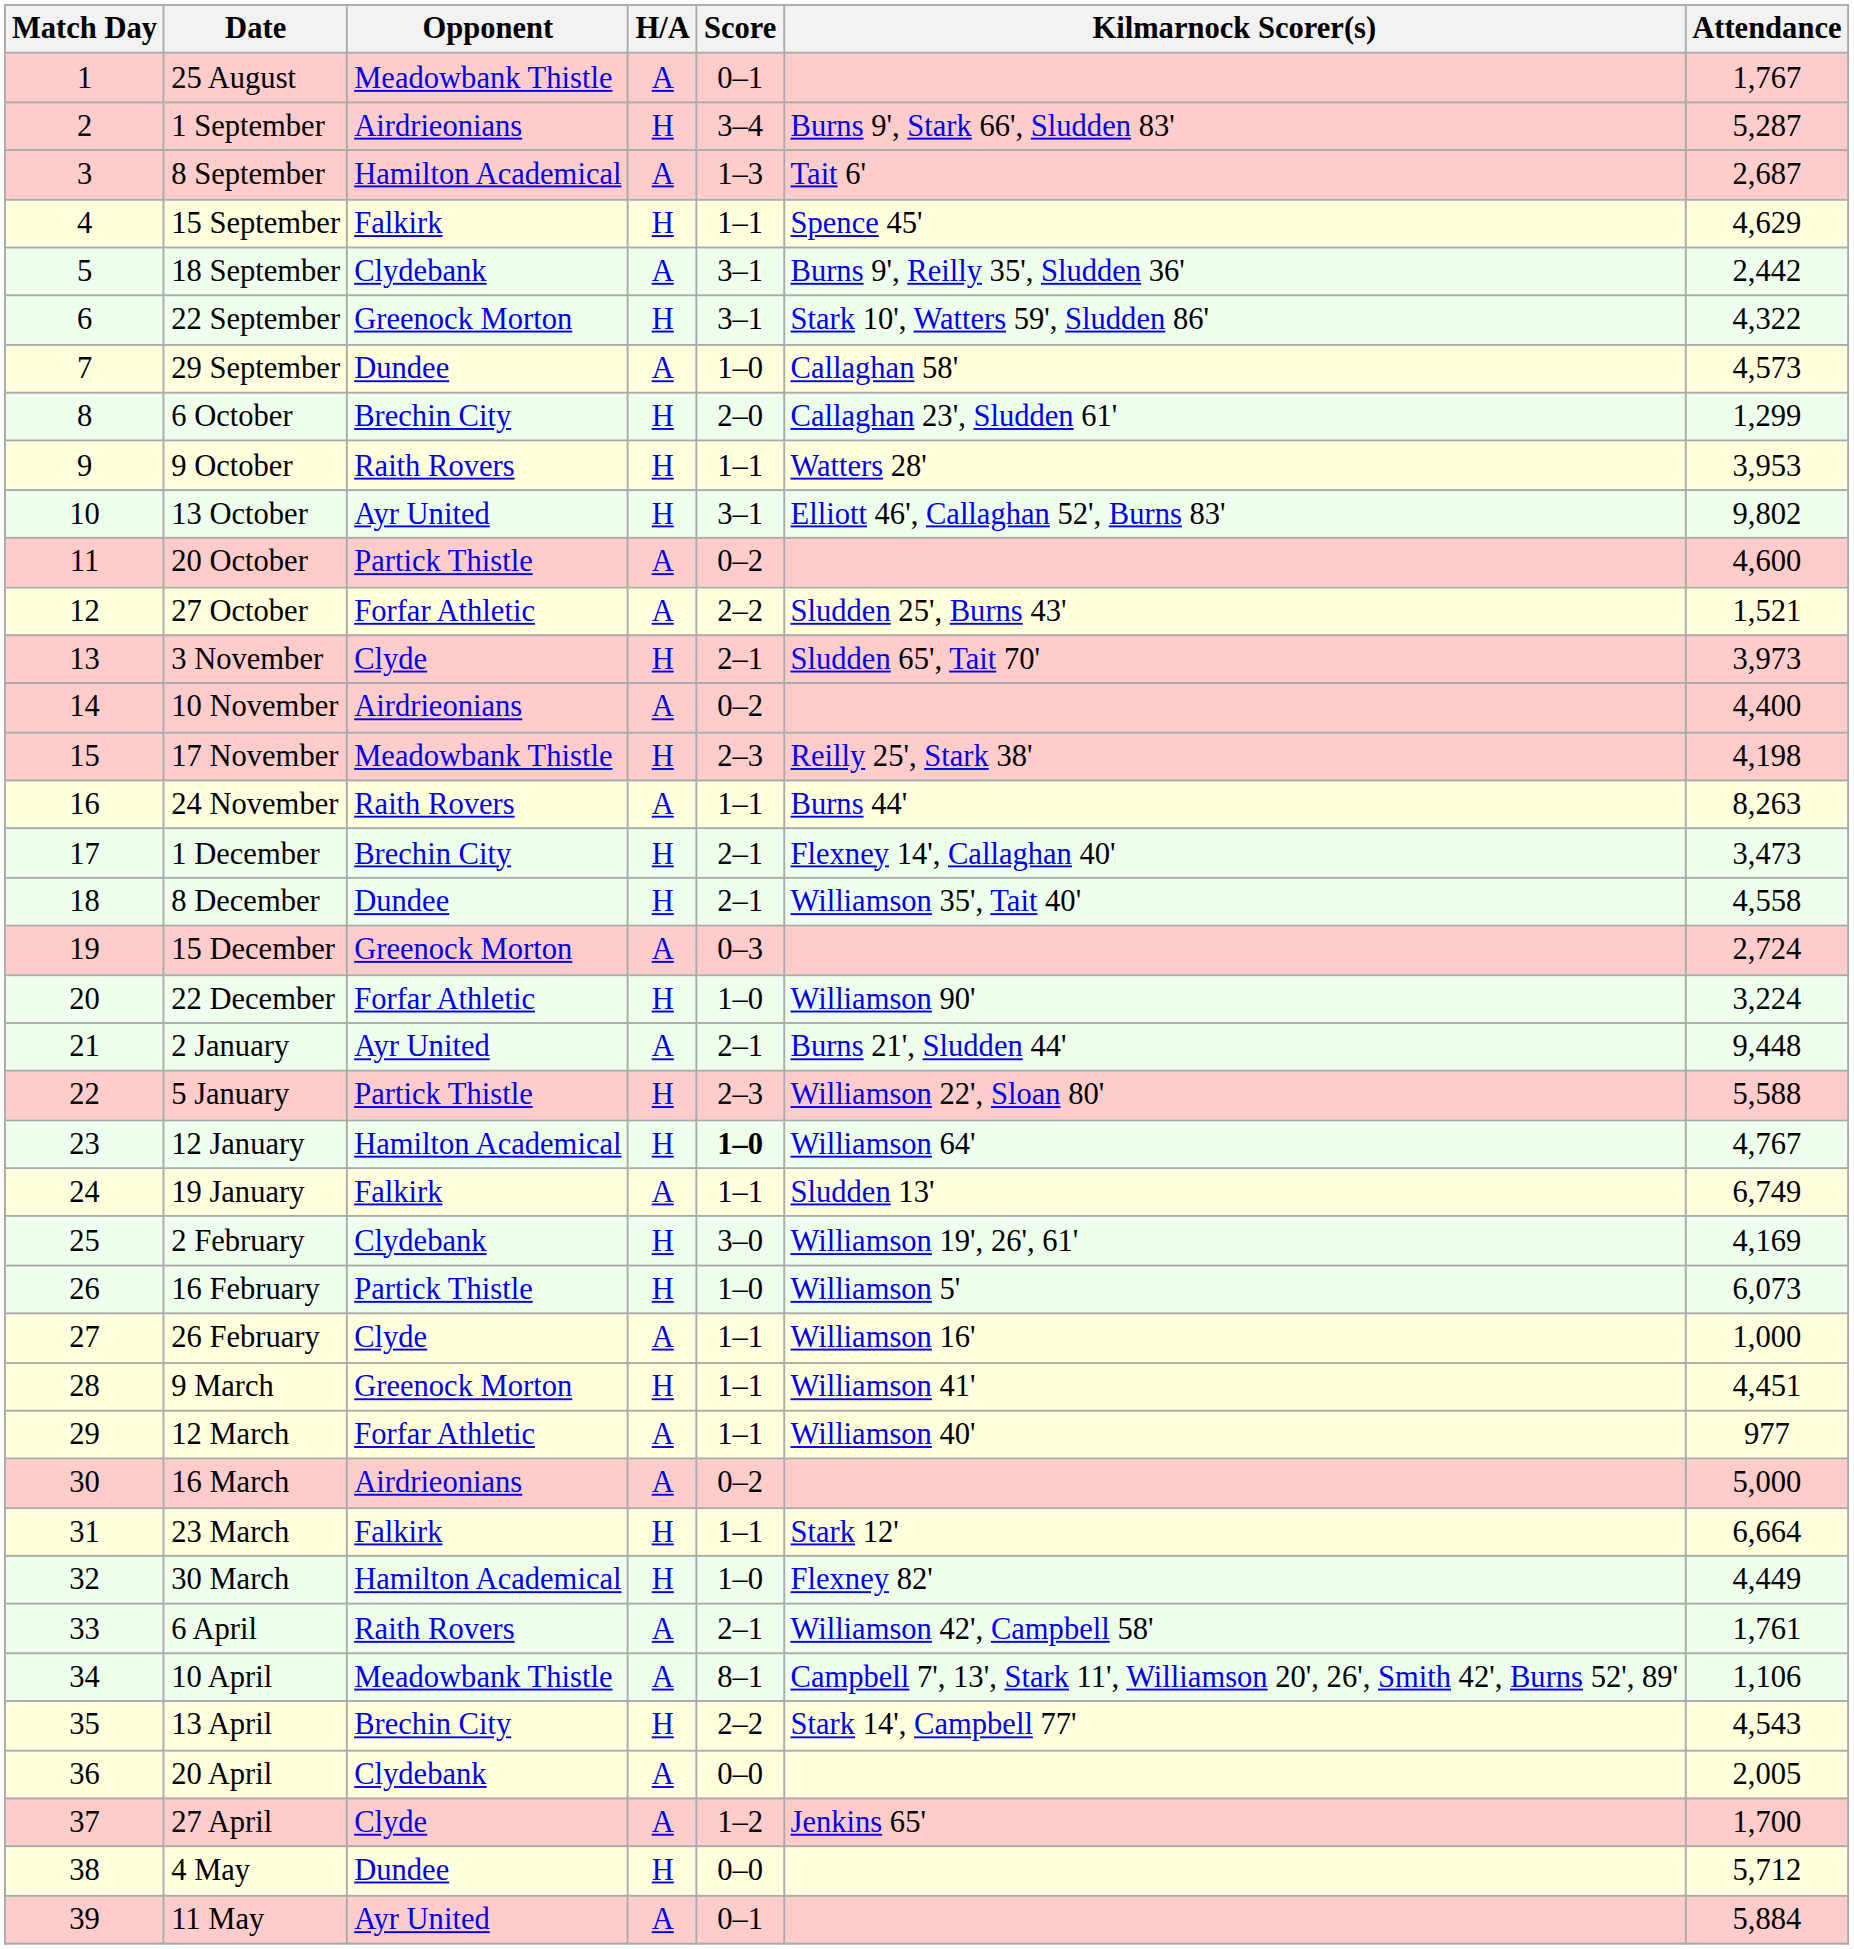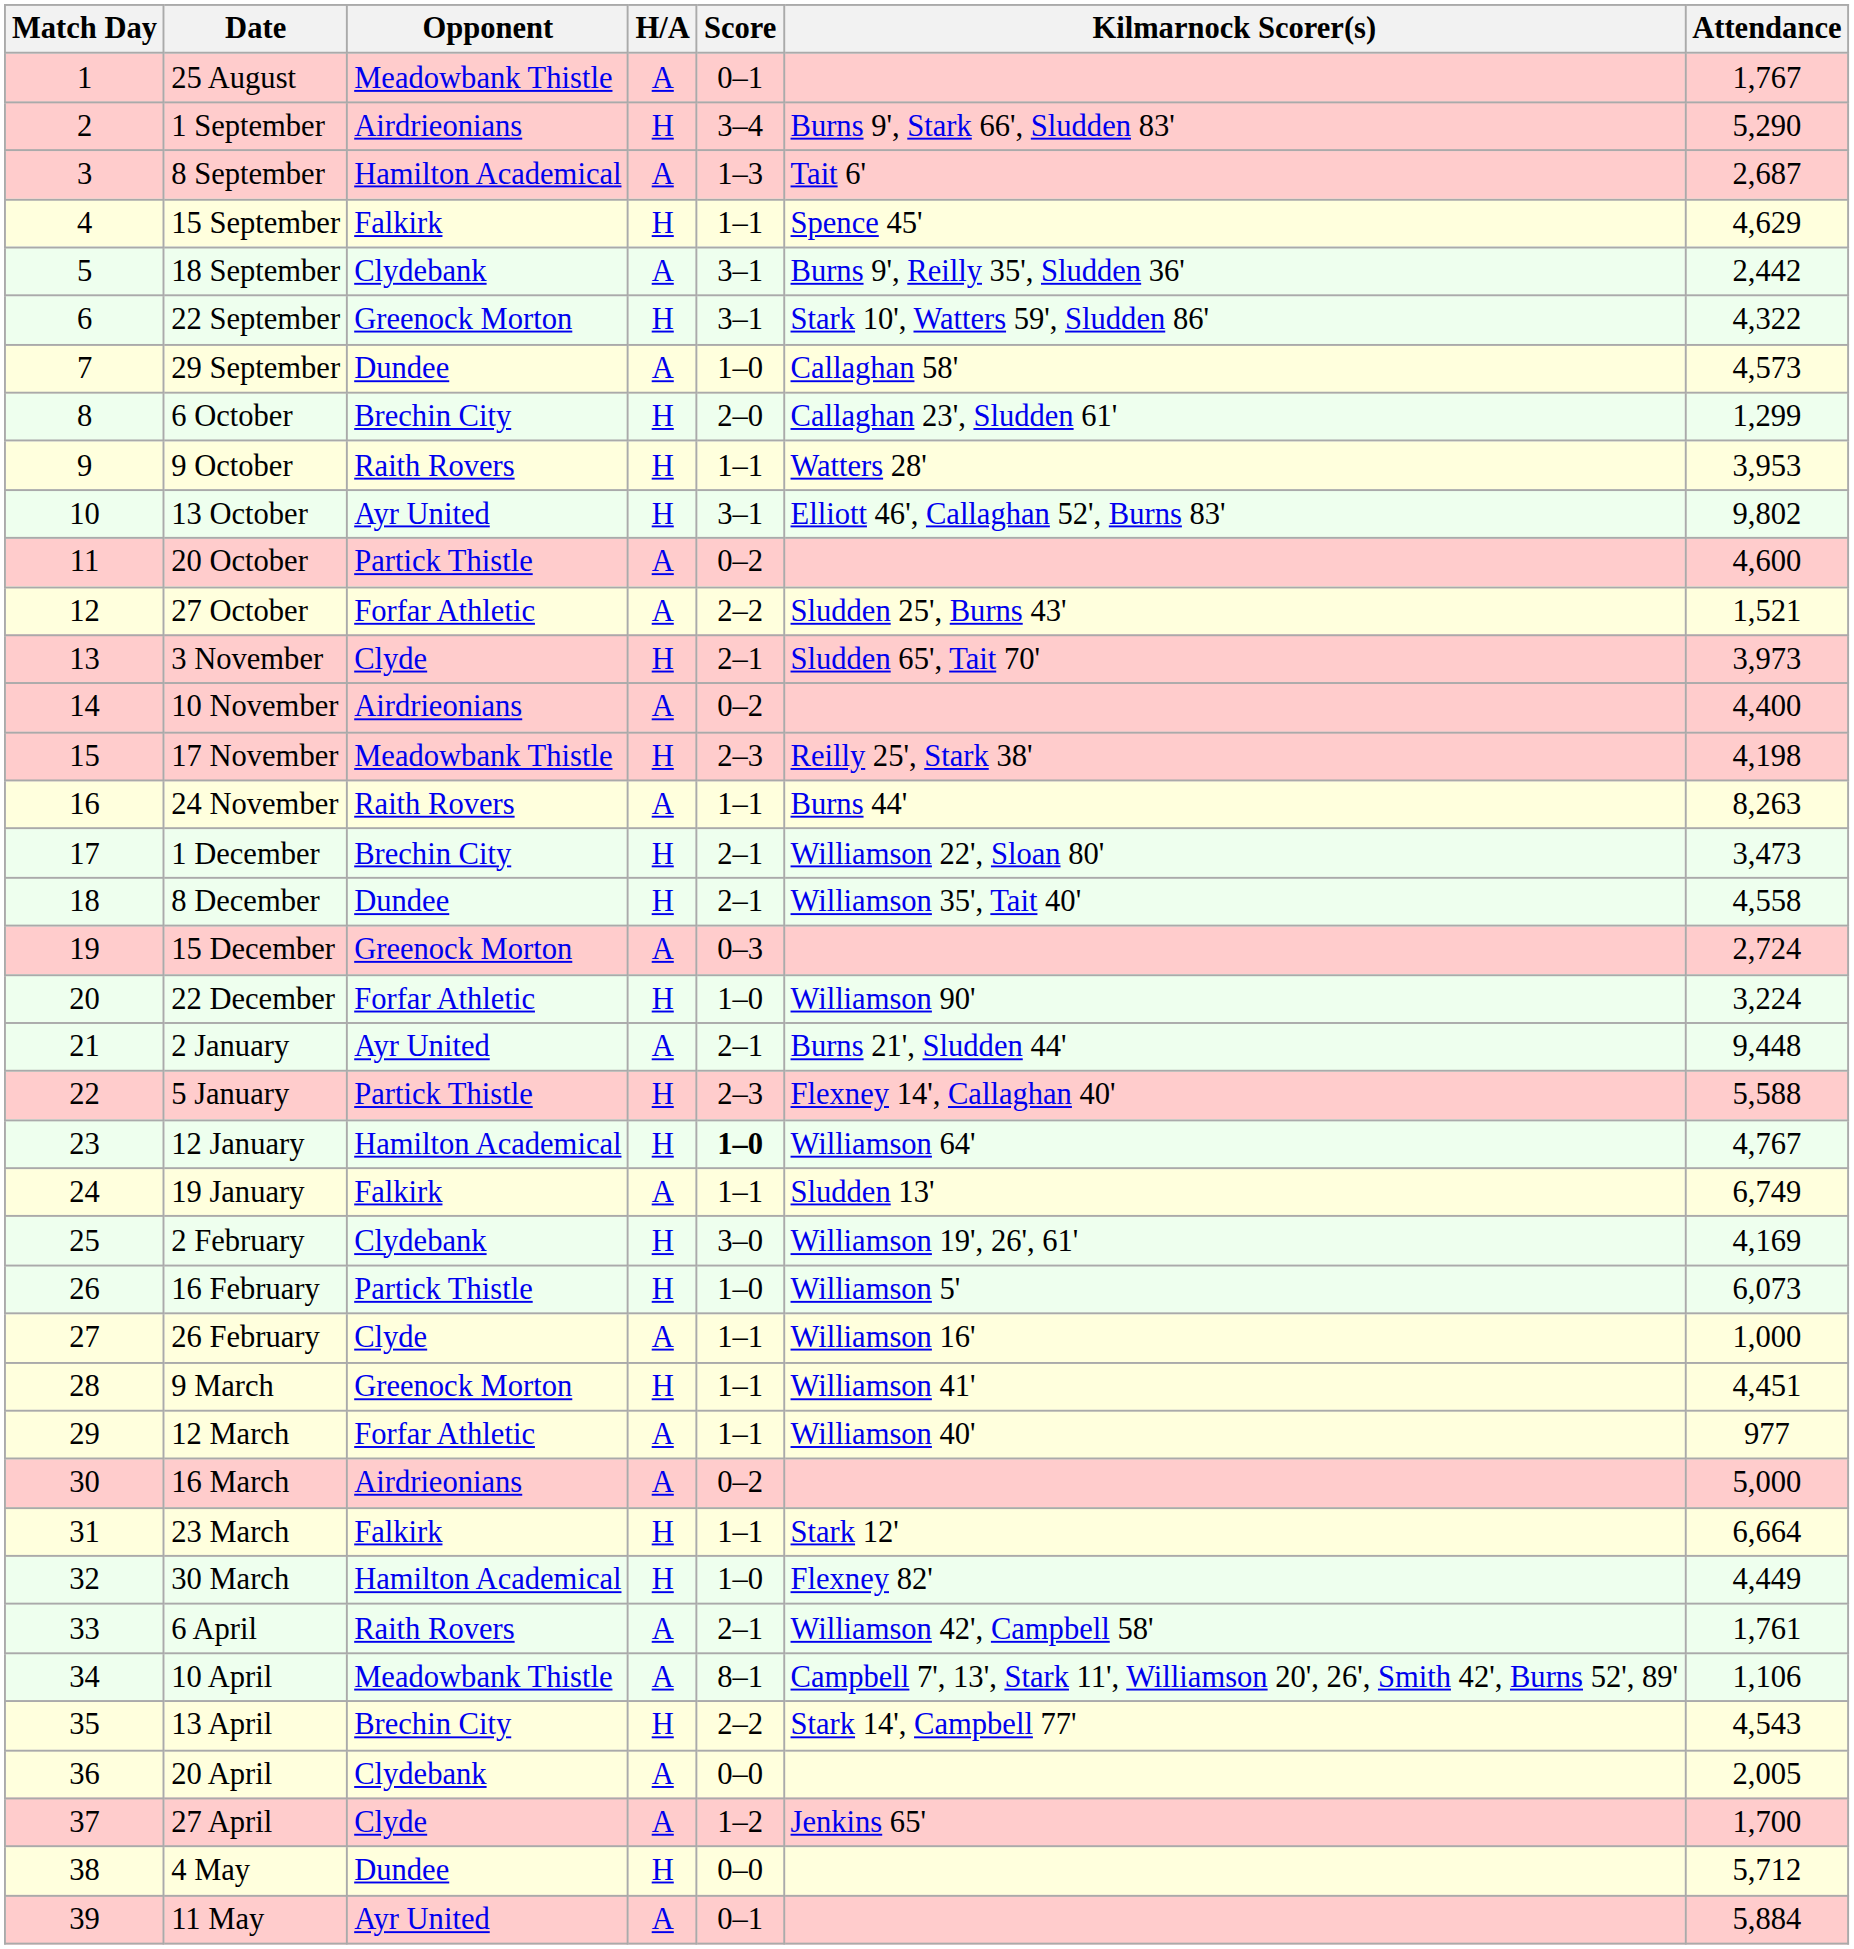(1767, 125) 5,287 -> (1767, 125) 5,290
(953, 852) Flexney 14', Callaghan 40' -> (947, 852) Williamson 22', Sloan 80'
(947, 1094) Williamson 22', Sloan 80' -> (953, 1094) Flexney 14', Callaghan 40'
